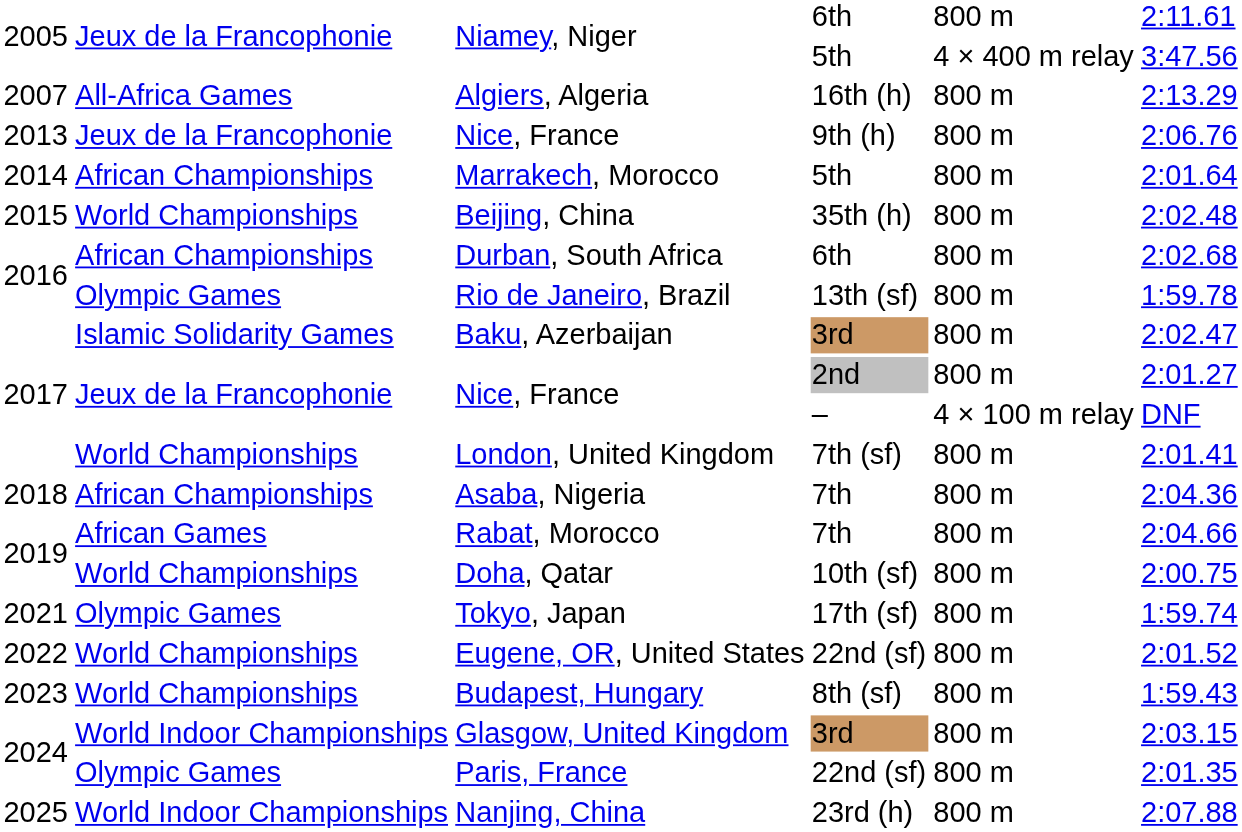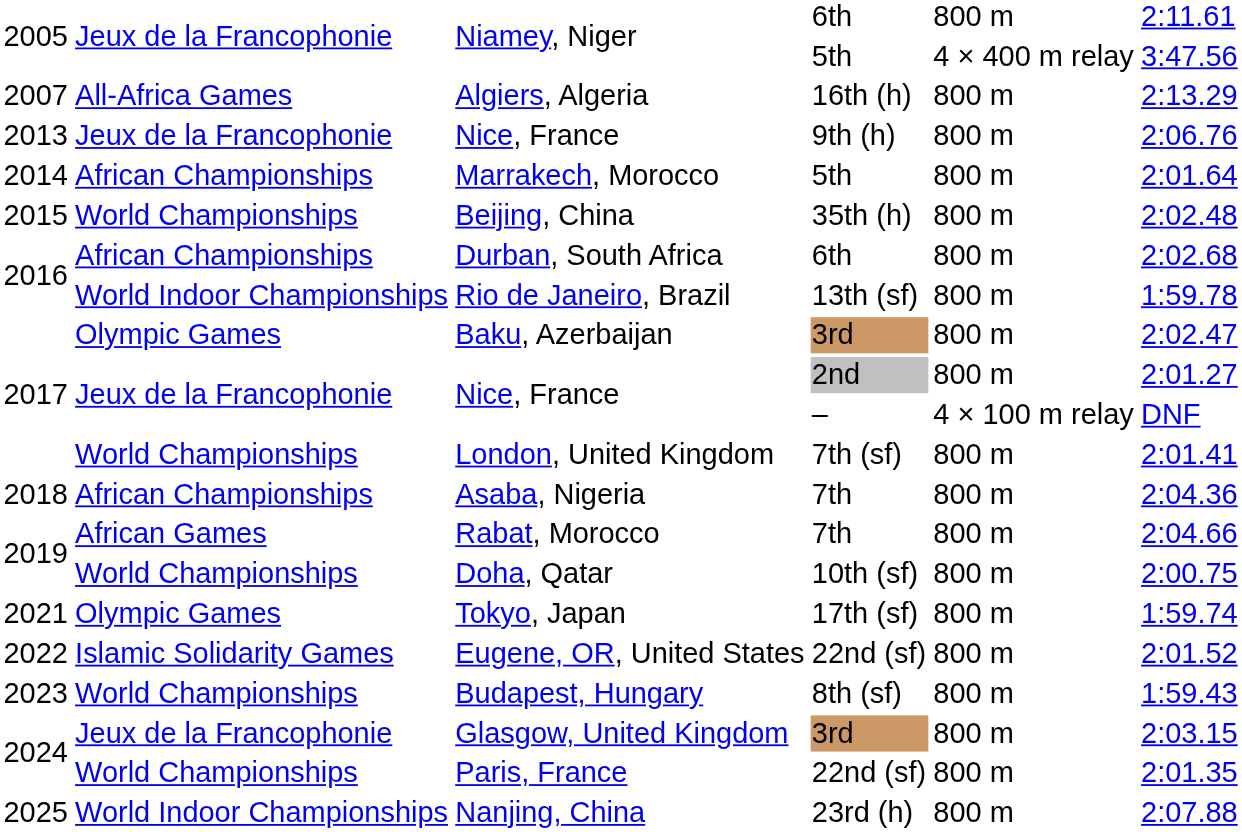(178, 295) Olympic Games -> (262, 295) World Indoor Championships
(234, 334) Islamic Solidarity Games -> (178, 334) Olympic Games
(216, 653) World Championships -> (234, 653) Islamic Solidarity Games
(262, 733) World Indoor Championships -> (234, 733) Jeux de la Francophonie
(178, 772) Olympic Games -> (216, 772) World Championships
